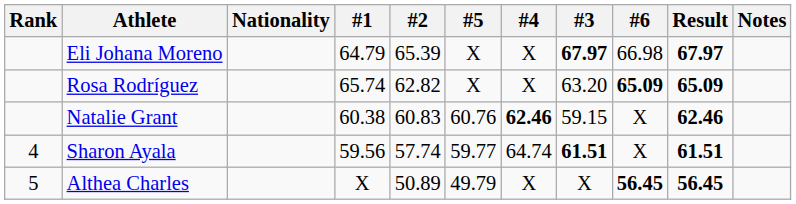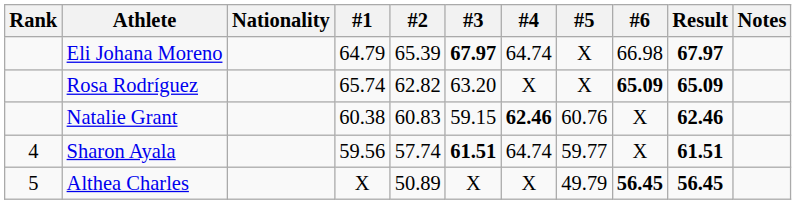columns swapped: (584, 20) <-> (473, 20)
(529, 53) X -> (529, 53) 64.74
